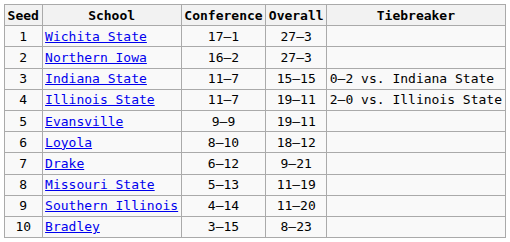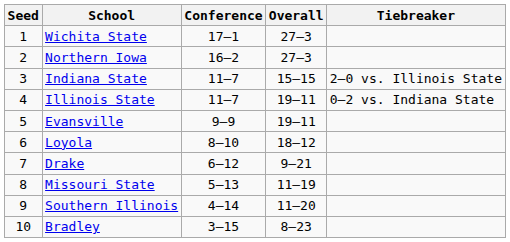(412, 79) 0–2 vs. Indiana State -> (416, 79) 2–0 vs. Illinois State
(416, 100) 2–0 vs. Illinois State -> (412, 100) 0–2 vs. Indiana State
